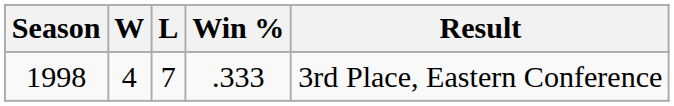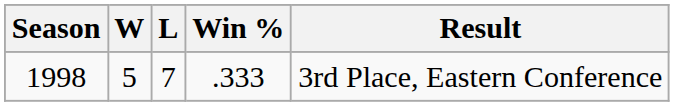(129, 76) 4 -> (129, 76) 5
